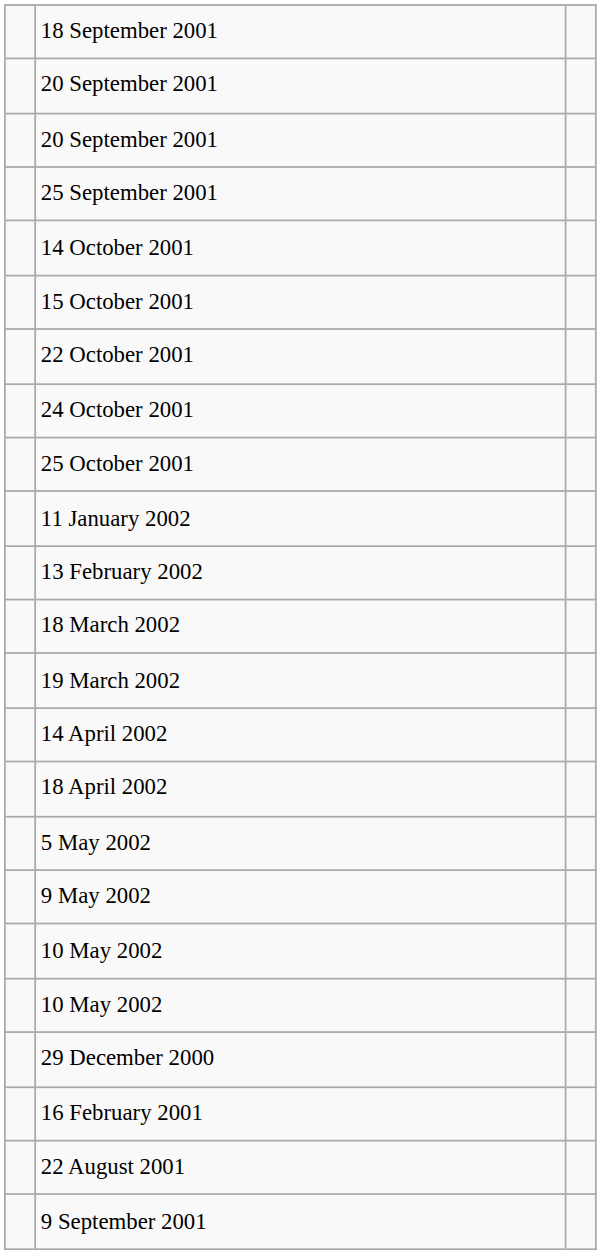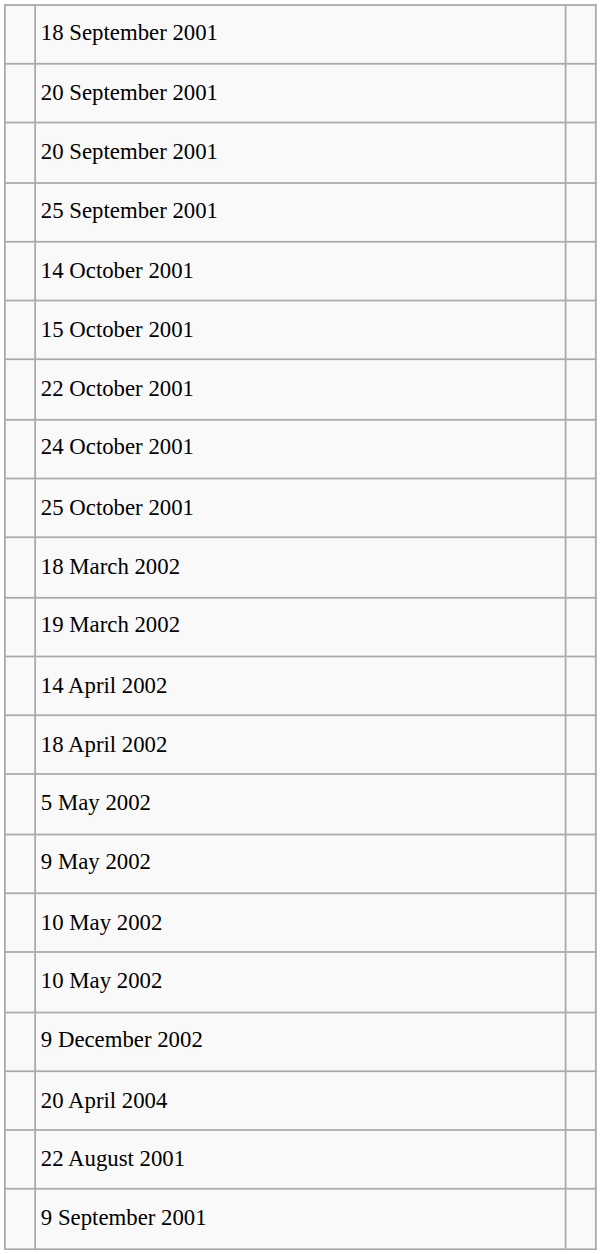- row: (20, 519)
- row: (20, 573)
+ row: (20, 1041)
+ row: (20, 1101)
- row: (20, 1060)
- row: (20, 1114)
